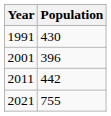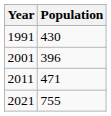(51, 79) 442 -> (51, 79) 471
